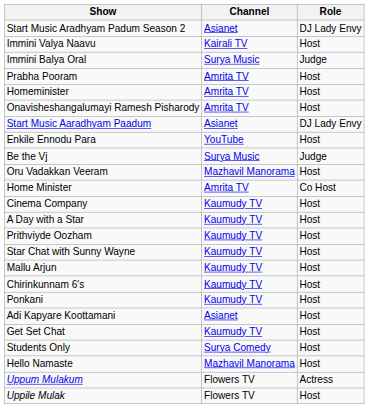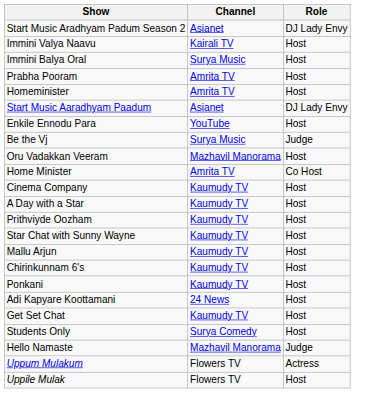(313, 60) Judge -> (296, 60) Host
- row: (103, 108)
(221, 316) Asianet -> (210, 300) 24 News
(310, 364) Host -> (299, 348) Judge
